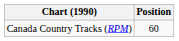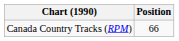(154, 28) 60 -> (154, 28) 66
